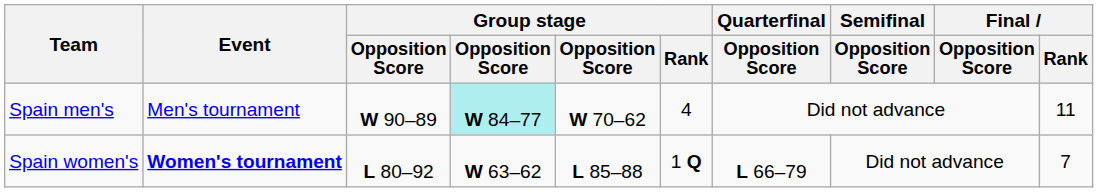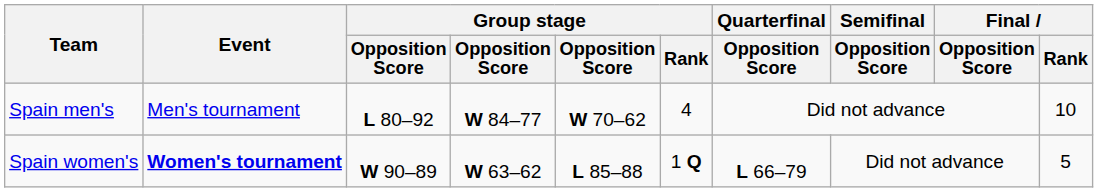(399, 120) W 90–89 -> (399, 120) L 80–92
(503, 120) paleturquoise background -> (503, 120) no background
(1066, 110) 11 -> (1066, 110) 10
(399, 172) L 80–92 -> (399, 172) W 90–89
(1066, 161) 7 -> (1066, 161) 5
